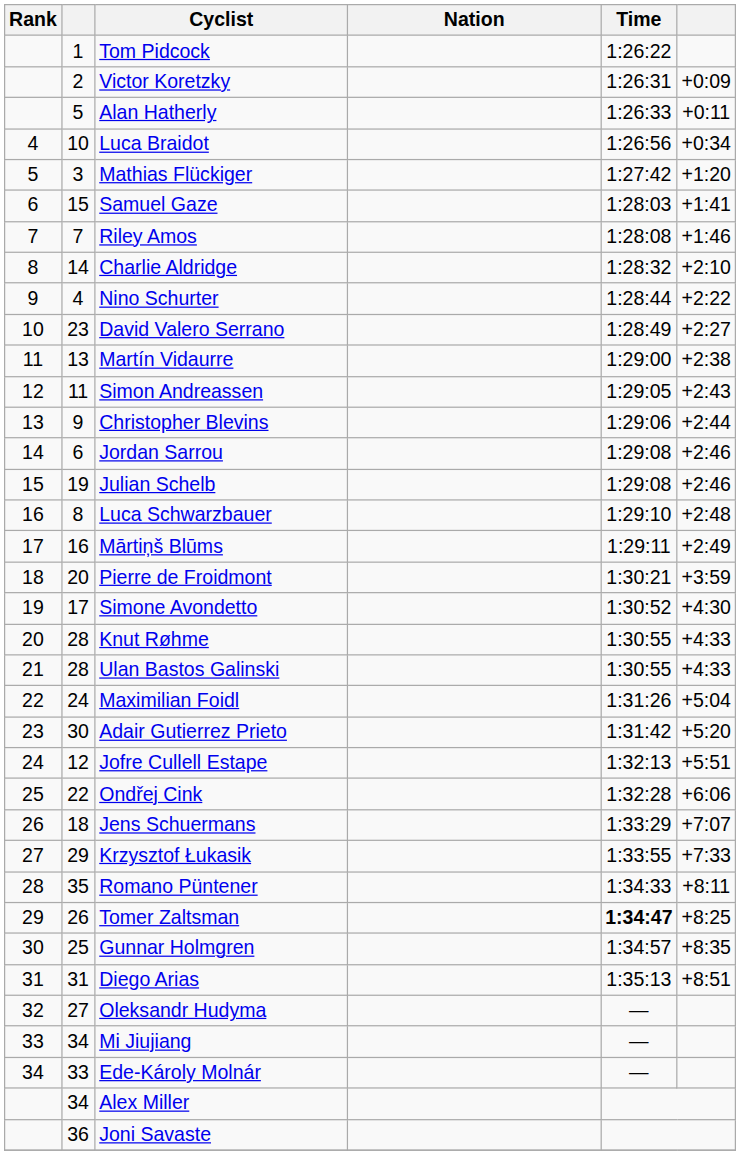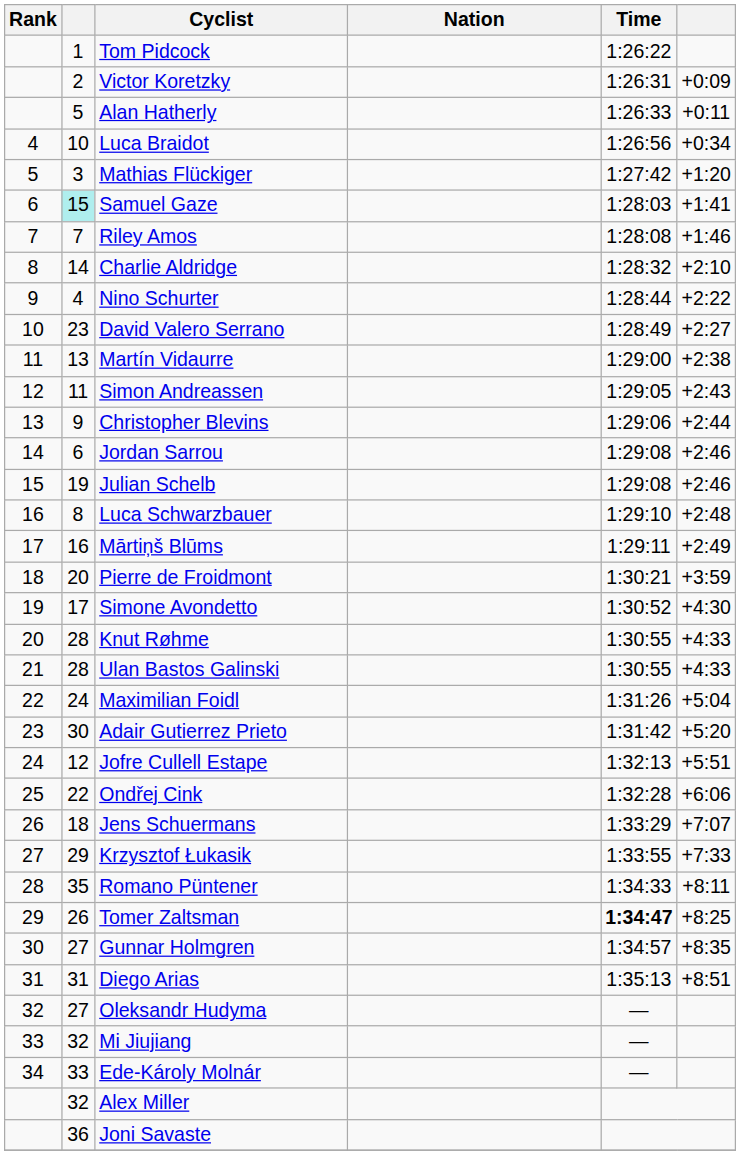(78, 205) no background -> (78, 205) paleturquoise background
(78, 948) 25 -> (78, 948) 27
(78, 1041) 34 -> (78, 1041) 32
(78, 1103) 34 -> (78, 1103) 32
